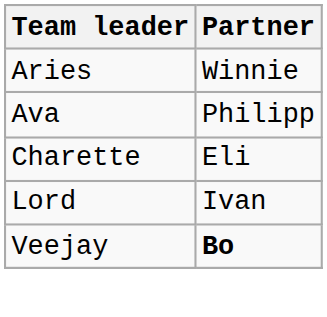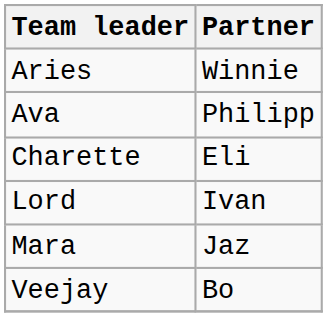+ row: (44, 246)
(218, 246) bold -> (218, 290) normal
